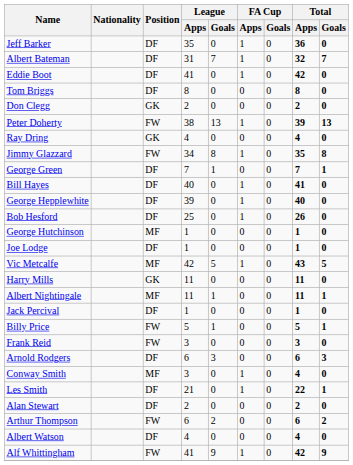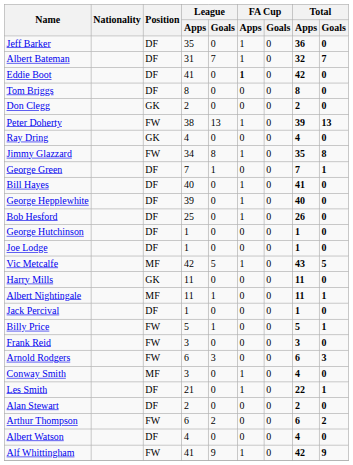(242, 75) normal -> (242, 75) bold
(152, 232) MF -> (152, 232) DF
(152, 358) DF -> (153, 358) FW
